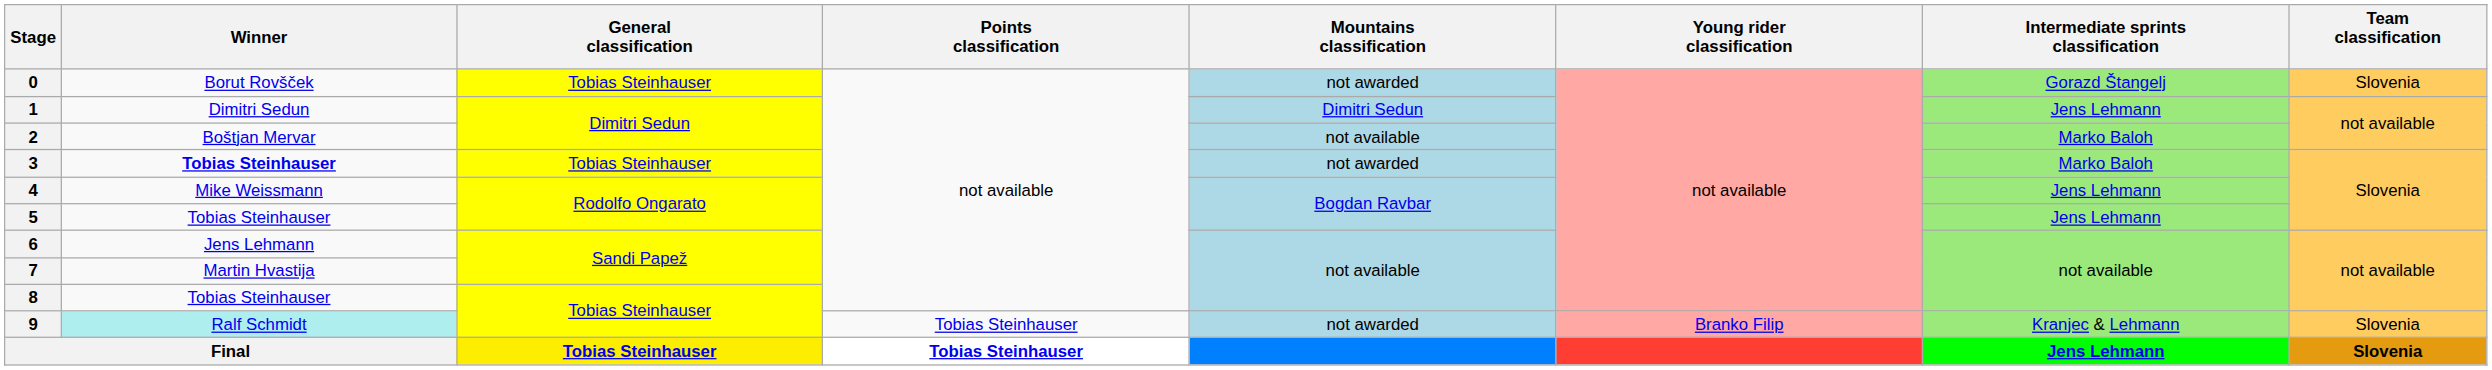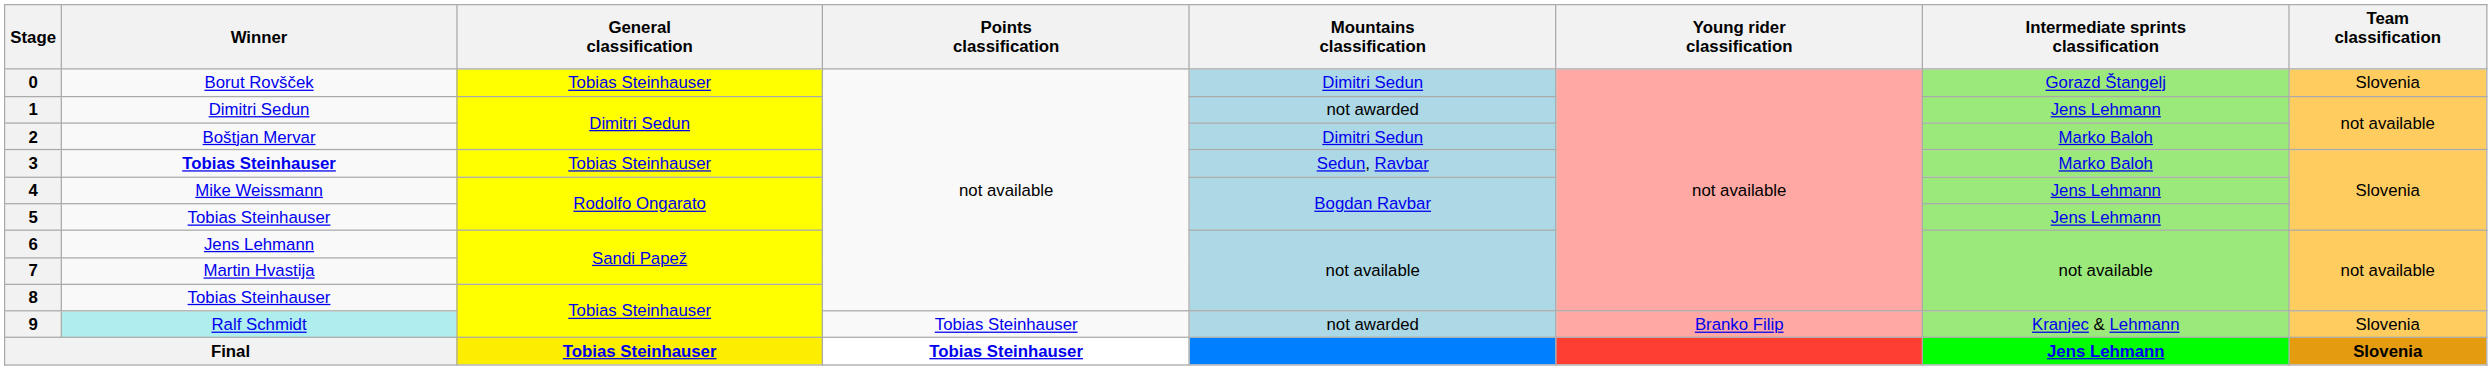(1373, 83) not awarded -> (1373, 83) Dimitri Sedun
(1373, 110) Dimitri Sedun -> (1373, 110) not awarded
(1373, 137) not available -> (1373, 137) Dimitri Sedun
(1373, 164) not awarded -> (1373, 164) Sedun, Ravbar
